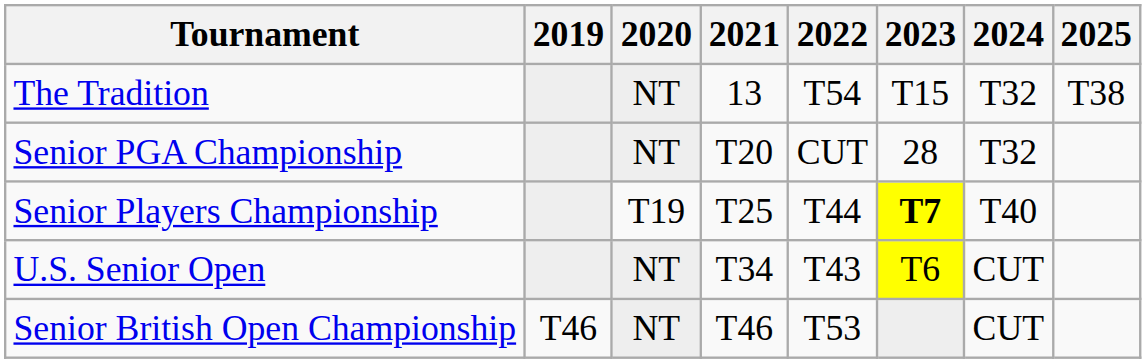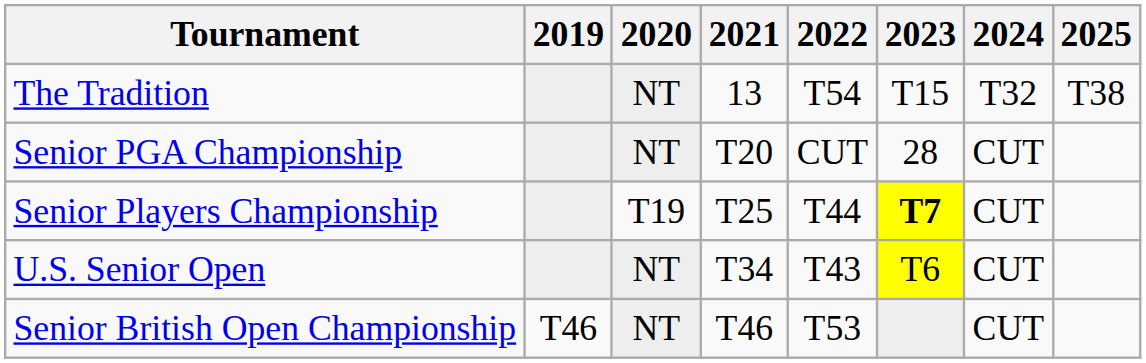(1008, 151) T32 -> (1008, 151) CUT
(1008, 210) T40 -> (1008, 210) CUT
